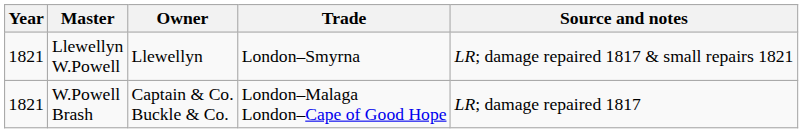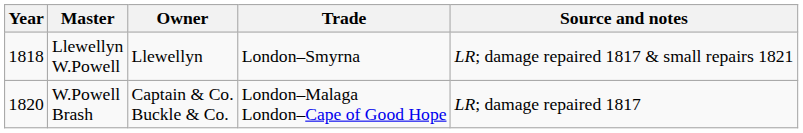(26, 56) 1821 -> (26, 56) 1818
(26, 103) 1821 -> (26, 103) 1820
